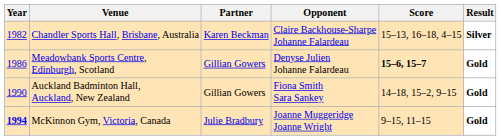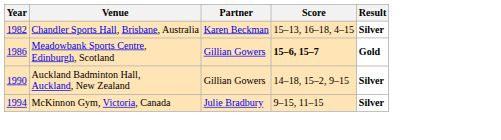- column: (325, 13)
(477, 92) Gold -> (371, 80) Silver
(17, 121) bold -> (17, 103) normal
(477, 121) Gold -> (371, 103) Silver
